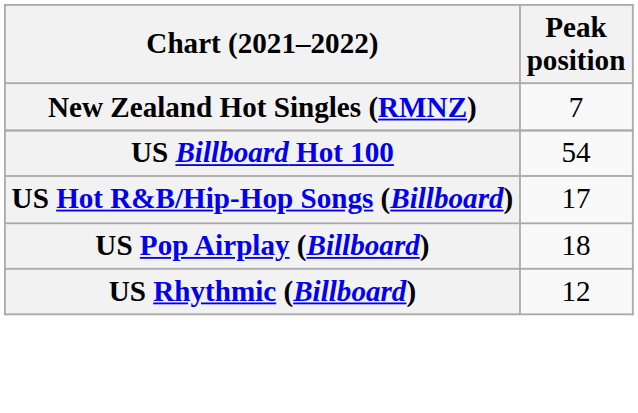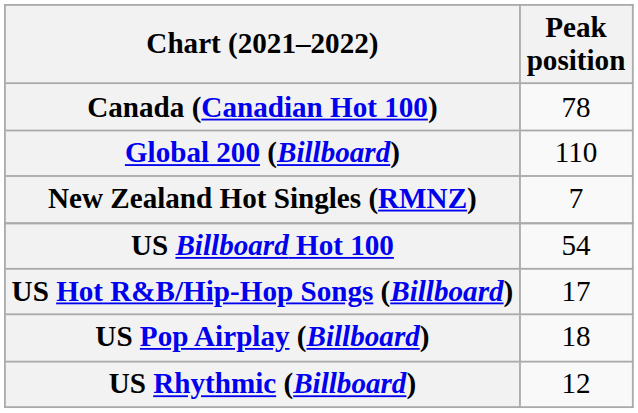+ row: (262, 106)
+ row: (262, 152)
